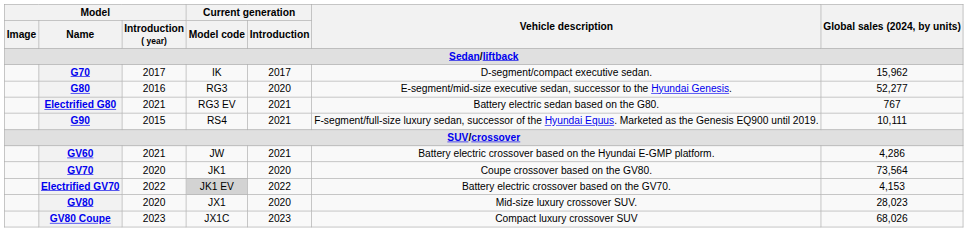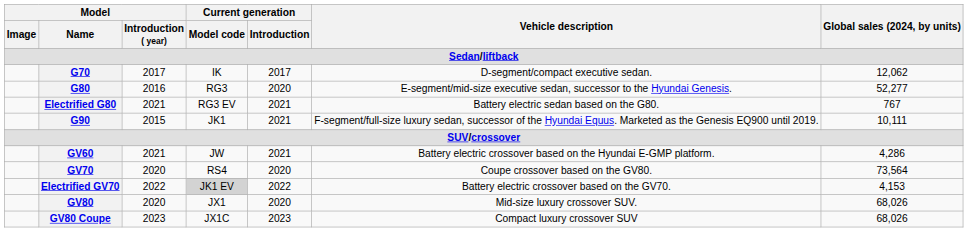(892, 72) 15,962 -> (892, 72) 12,062
(217, 121) RS4 -> (217, 121) JK1
(217, 170) JK1 -> (217, 170) RS4
(892, 202) 28,023 -> (892, 202) 68,026
